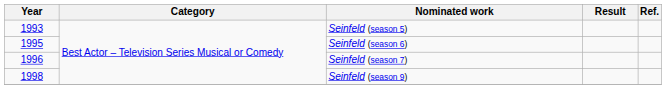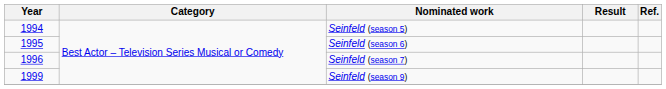(32, 28) 1993 -> (32, 28) 1994
(32, 76) 1998 -> (32, 76) 1999
